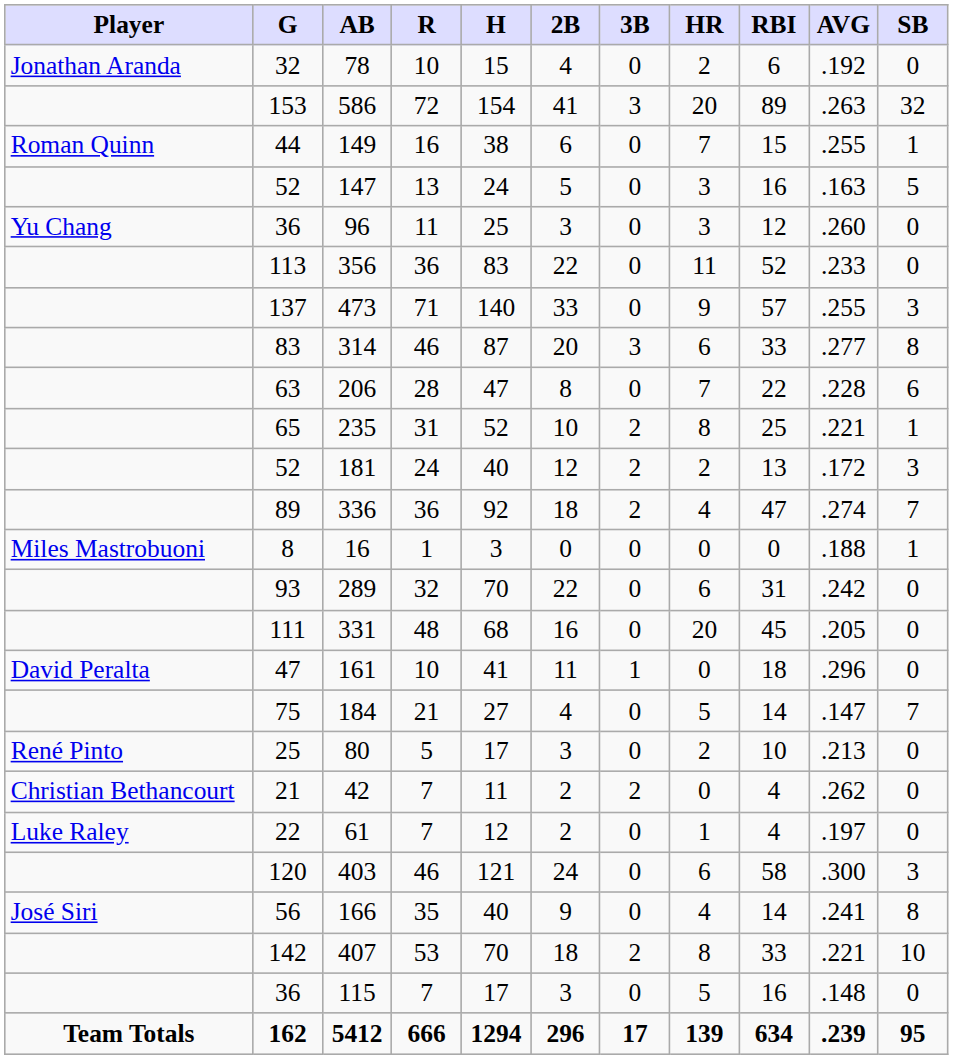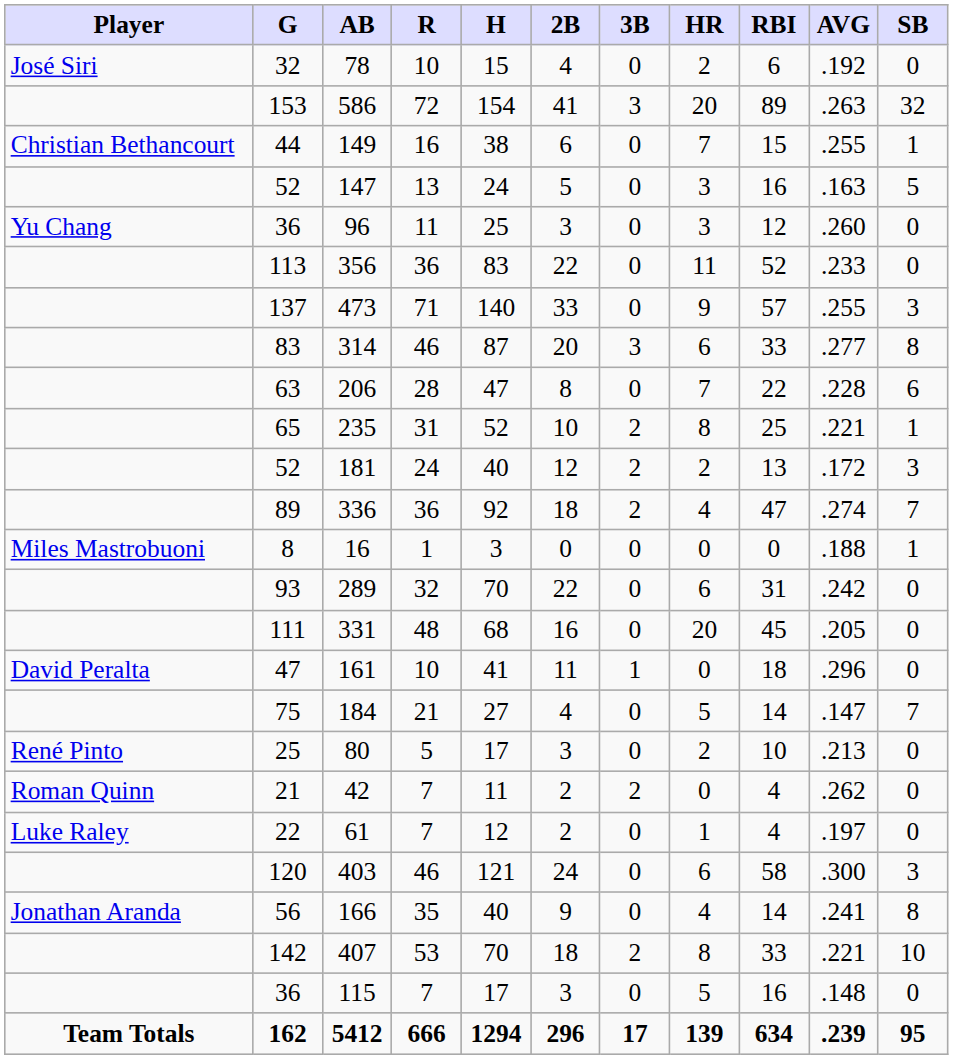(96, 65) Jonathan Aranda -> (54, 65) José Siri
(82, 145) Roman Quinn -> (123, 145) Christian Bethancourt
(123, 791) Christian Bethancourt -> (82, 791) Roman Quinn
(54, 912) José Siri -> (96, 912) Jonathan Aranda
